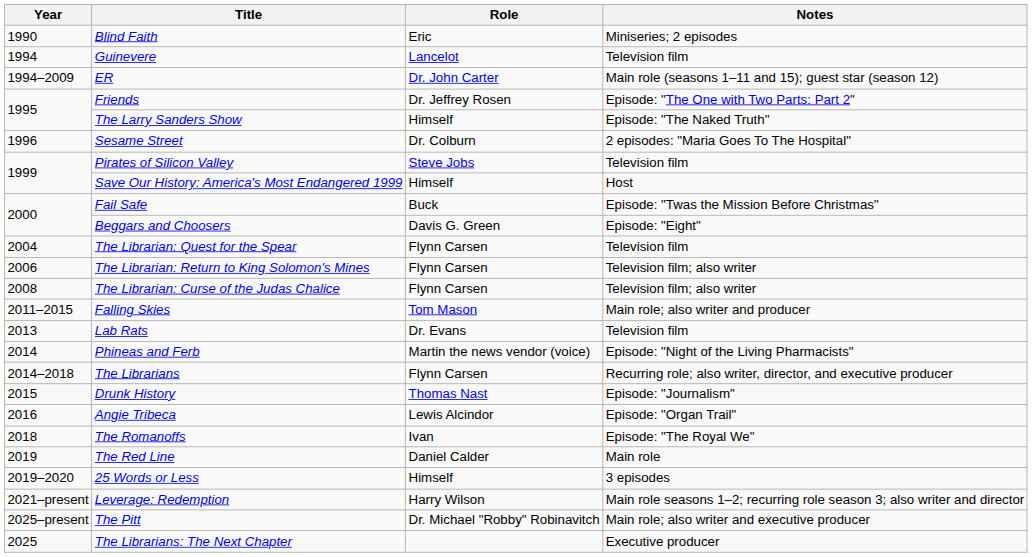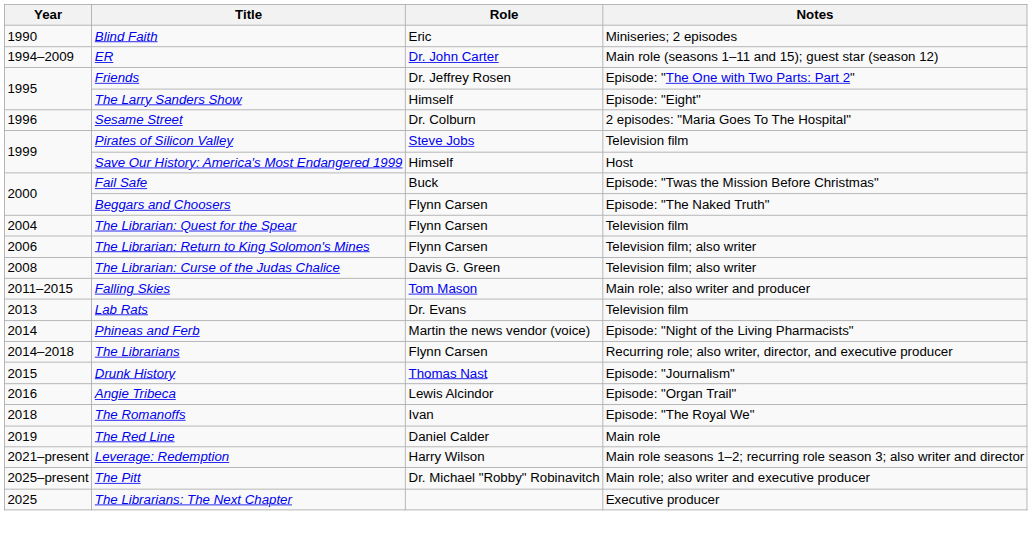- row: (125, 57)
(688, 120) Episode: "The Naked Truth" -> (653, 99) Episode: "Eight"
(454, 225) Davis G. Green -> (448, 204) Flynn Carsen
(653, 225) Episode: "Eight" -> (688, 204) Episode: "The Naked Truth"
(448, 288) Flynn Carsen -> (454, 267) Davis G. Green
- row: (147, 478)
